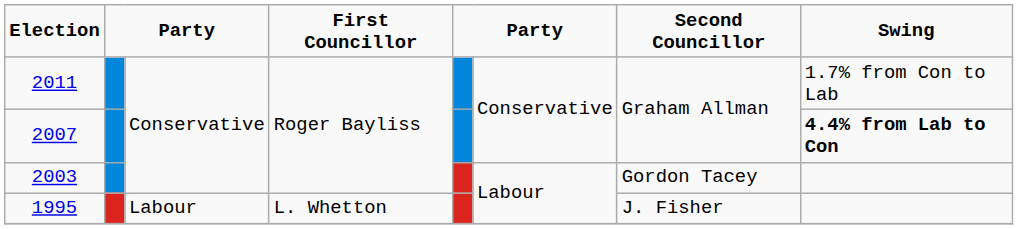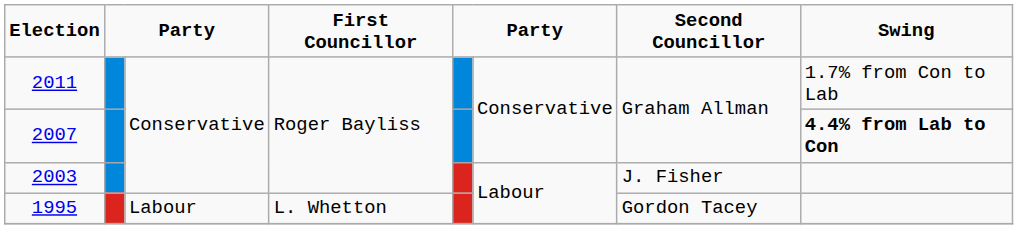(690, 178) Gordon Tacey -> (673, 178) J. Fisher
(673, 208) J. Fisher -> (690, 208) Gordon Tacey
